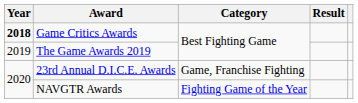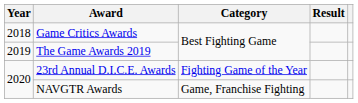(19, 32) bold -> (19, 32) normal
(243, 70) Game, Franchise Fighting -> (244, 70) Fighting Game of the Year
(244, 88) Fighting Game of the Year -> (243, 88) Game, Franchise Fighting
